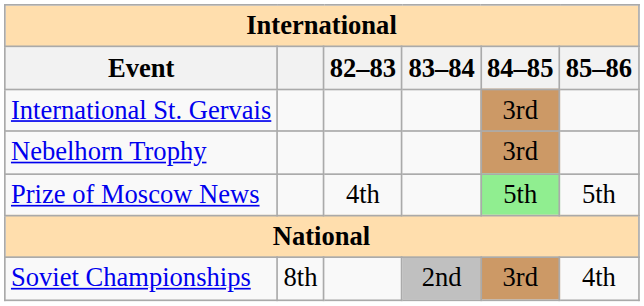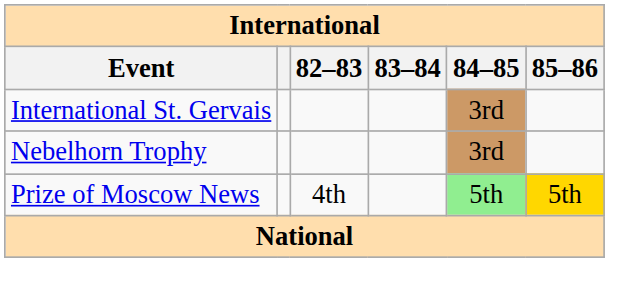(599, 194) no background -> (565, 194) gold background
- row: (131, 278)
